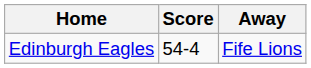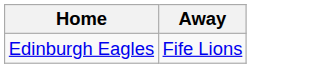- column: (188, 19)
